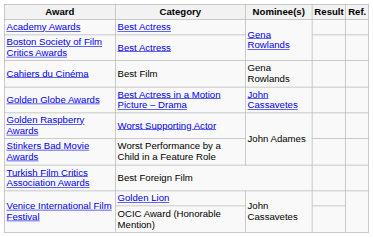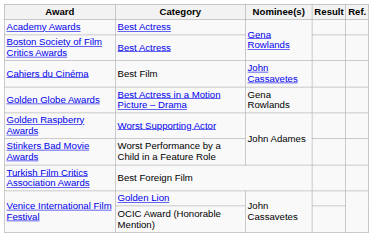(269, 73) Gena Rowlands -> (273, 73) John Cassavetes
(273, 100) John Cassavetes -> (269, 100) Gena Rowlands
